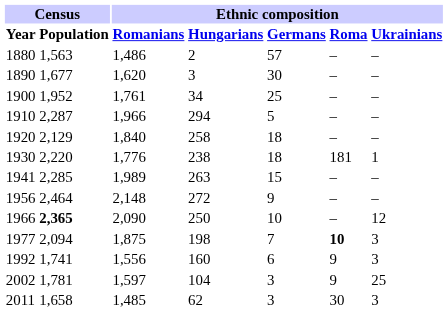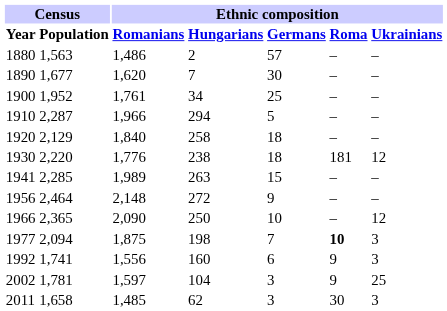(192, 75) 3 -> (192, 75) 7
(375, 157) 1 -> (379, 157) 12
(56, 218) bold -> (56, 218) normal
